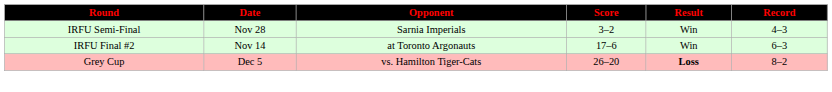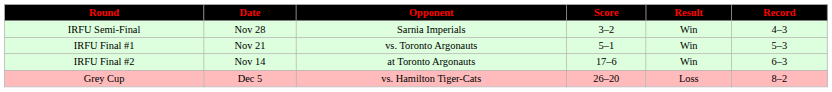+ row: (104, 45)
(689, 62) bold -> (689, 78) normal
